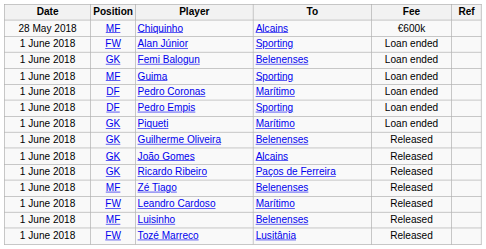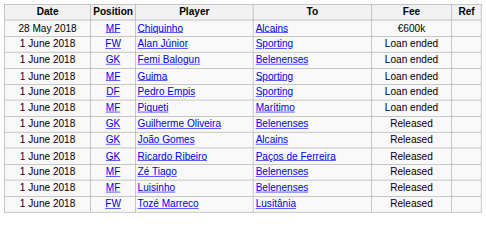- row: (171, 92)
(113, 124) GK -> (113, 108) MF
- row: (177, 204)
